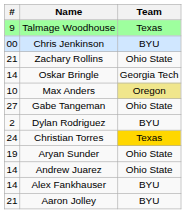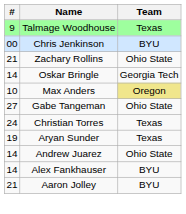- row: (69, 122)
(149, 138) gold background -> (149, 122) no background
(149, 153) Ohio State -> (149, 138) Texas
